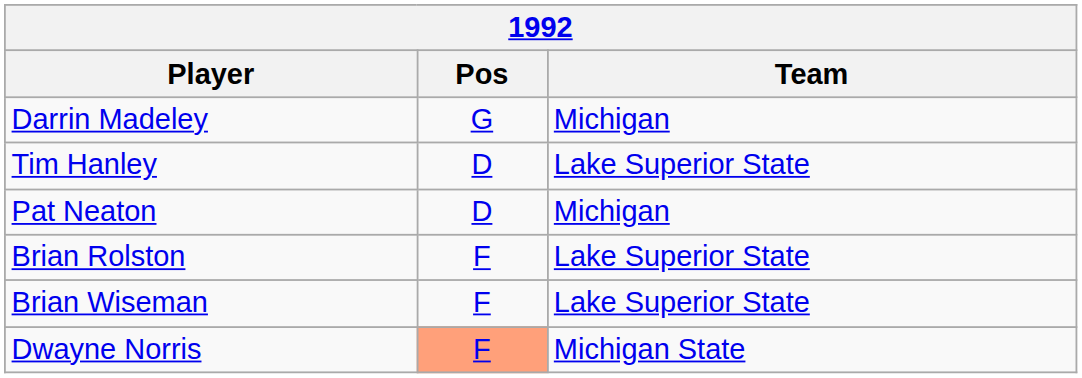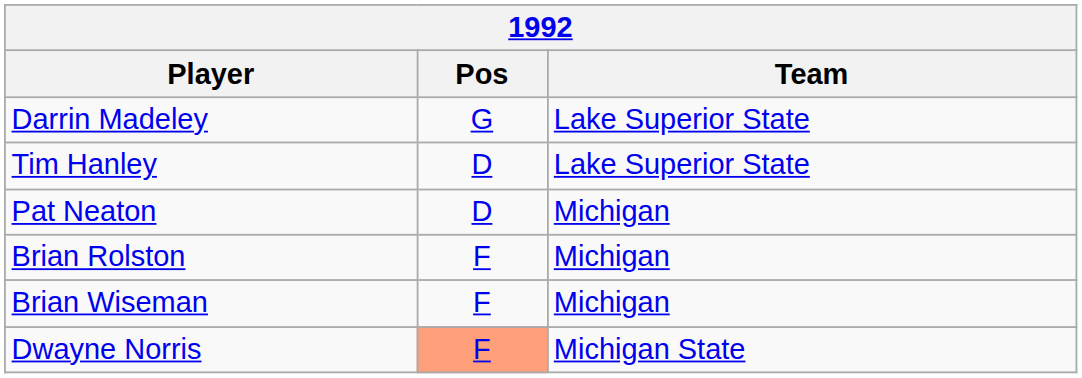(612, 119) Michigan -> (682, 119) Lake Superior State
(682, 257) Lake Superior State -> (612, 257) Michigan
(682, 303) Lake Superior State -> (612, 303) Michigan
